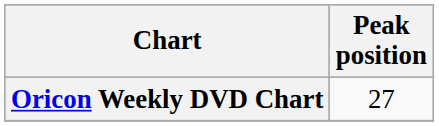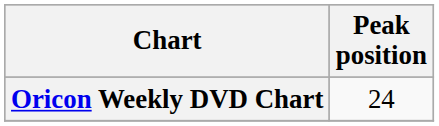(381, 98) 27 -> (381, 98) 24
